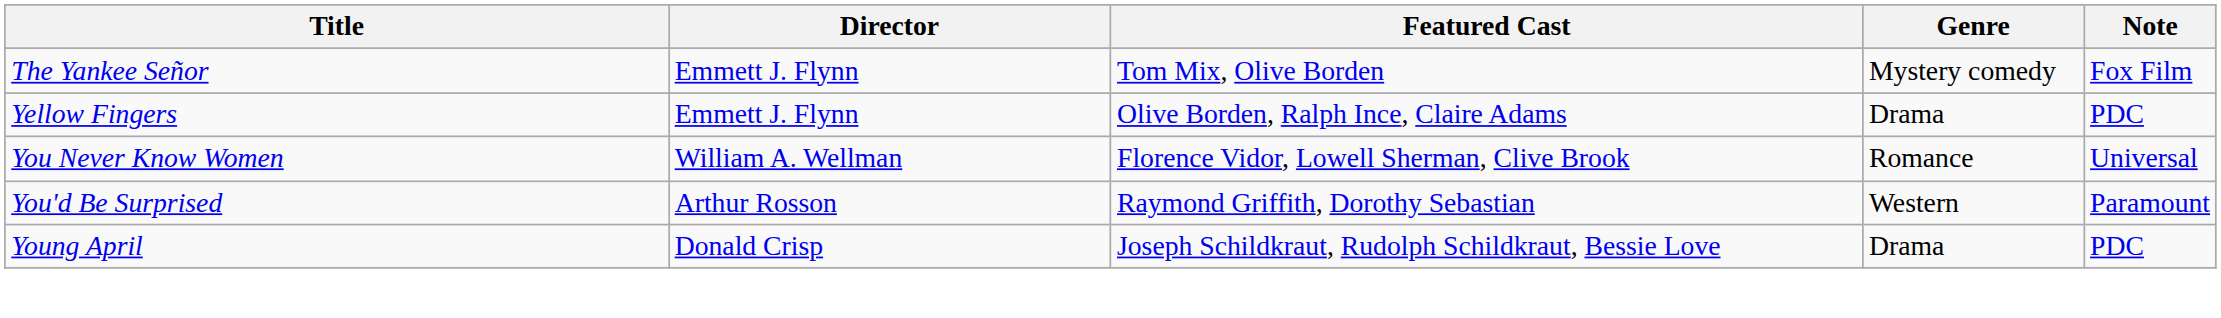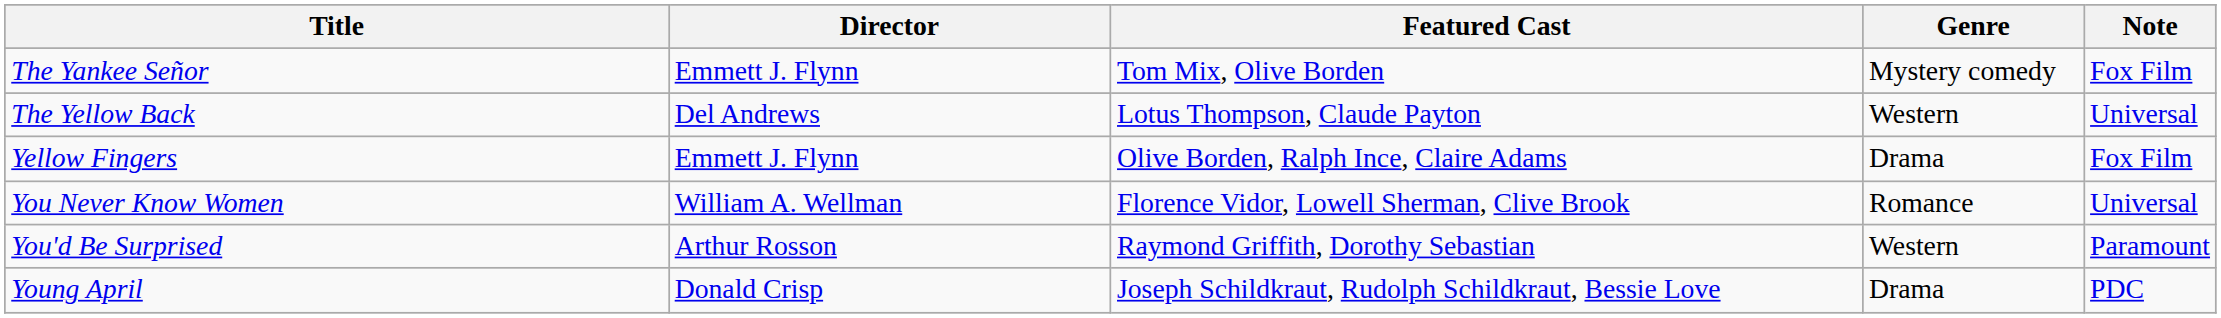+ row: (103, 114)
(2117, 114) PDC -> (2141, 158) Fox Film
